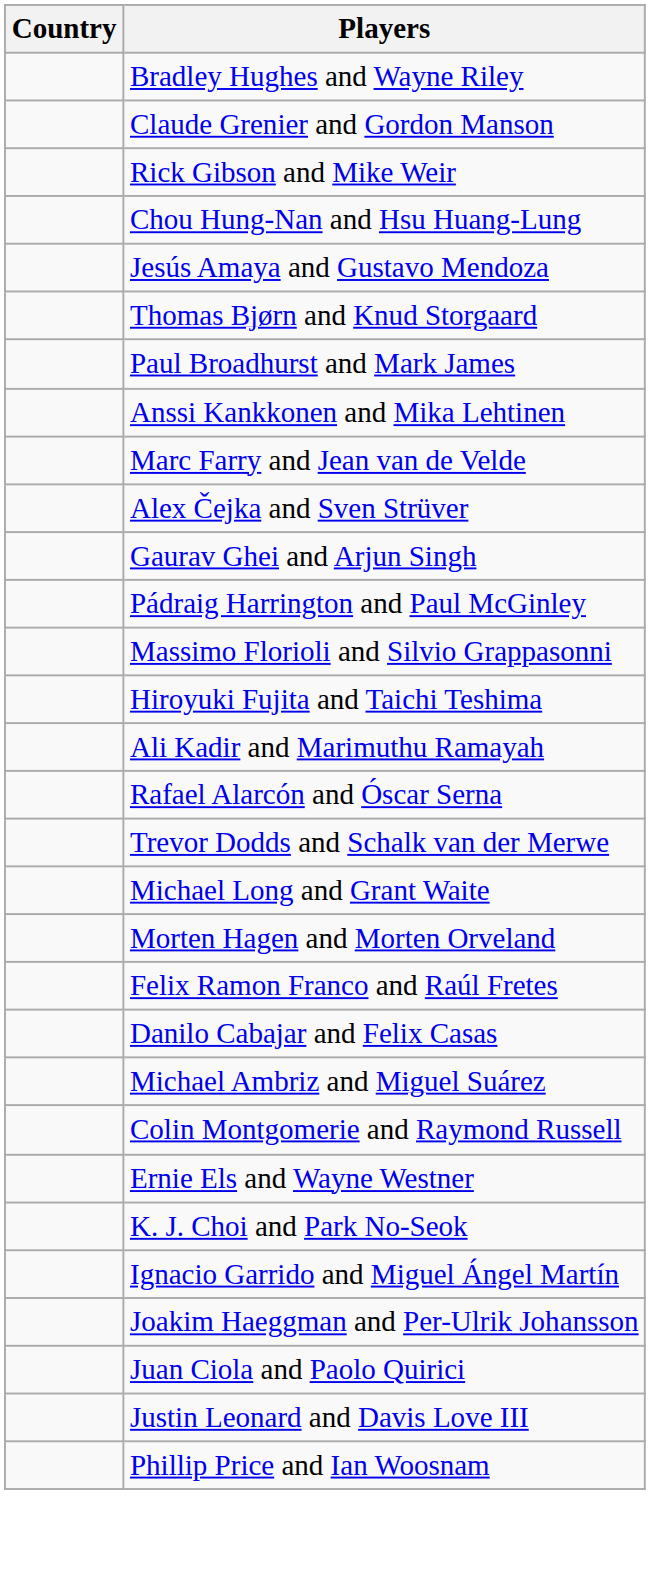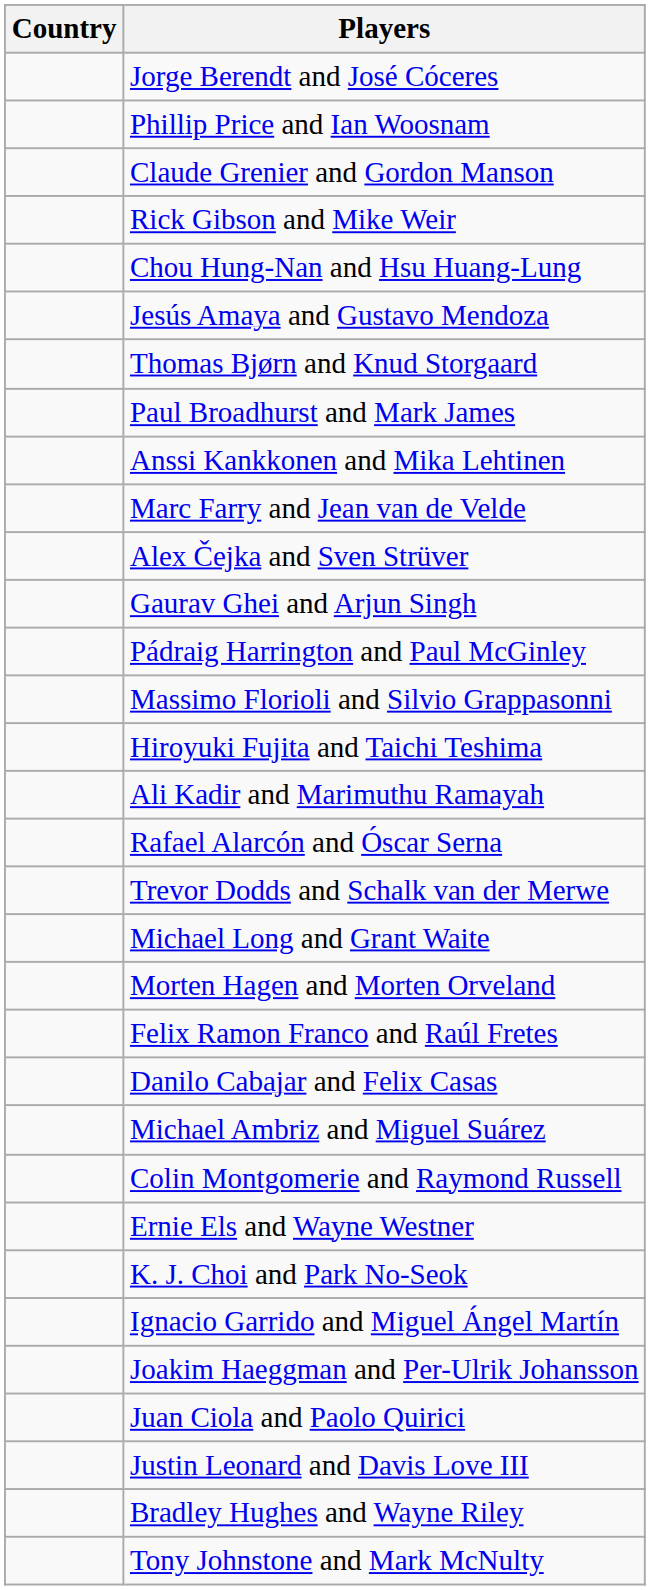+ row: (314, 76)
rows swapped: (327, 76) <-> (310, 1464)
+ row: (337, 1560)
